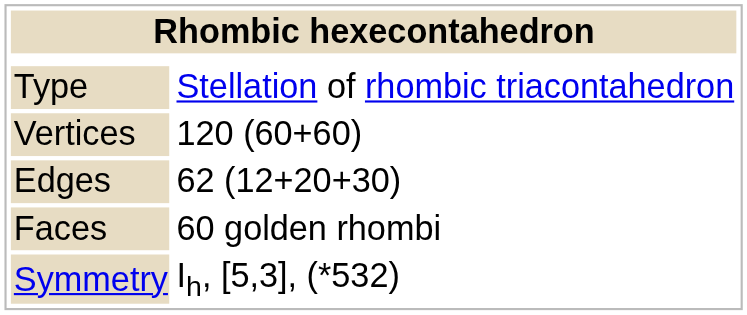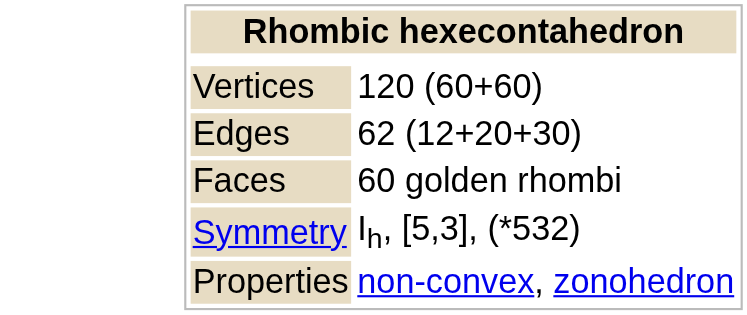- row: (51, 87)
+ row: (271, 282)
